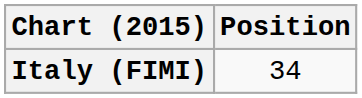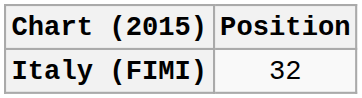(285, 71) 34 -> (285, 71) 32
